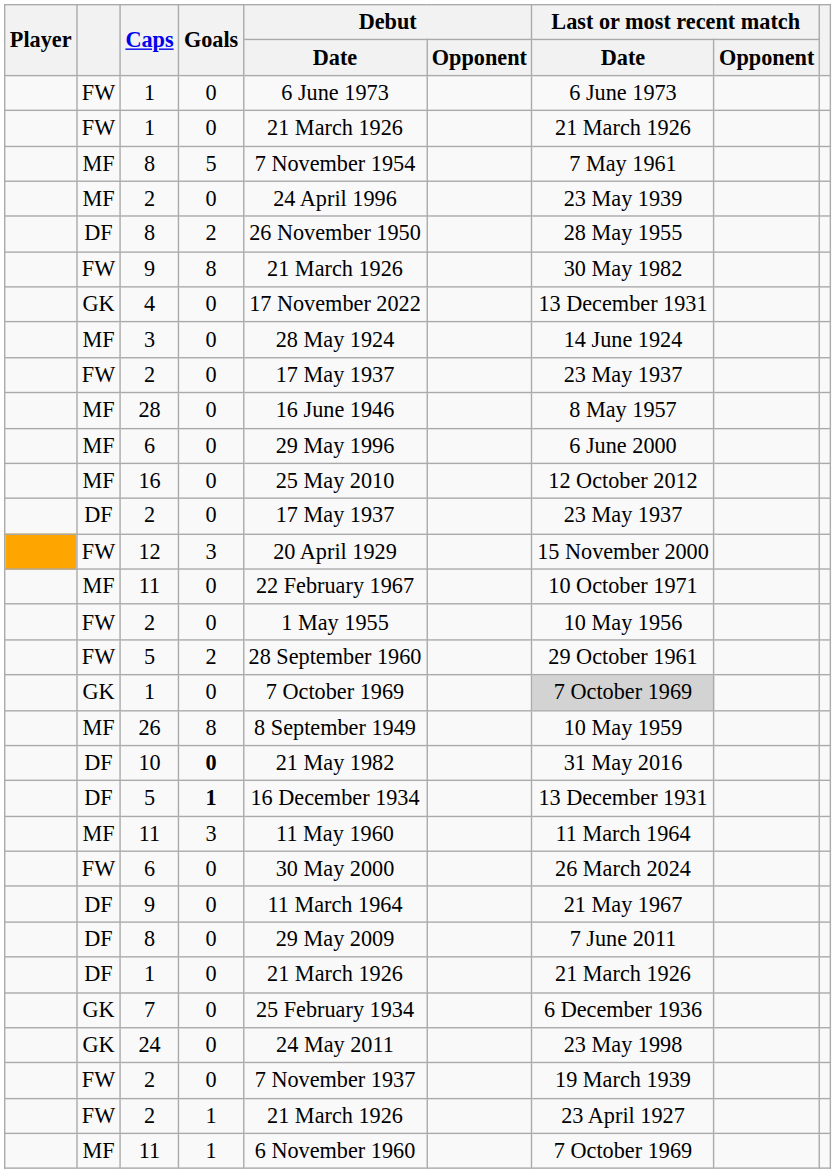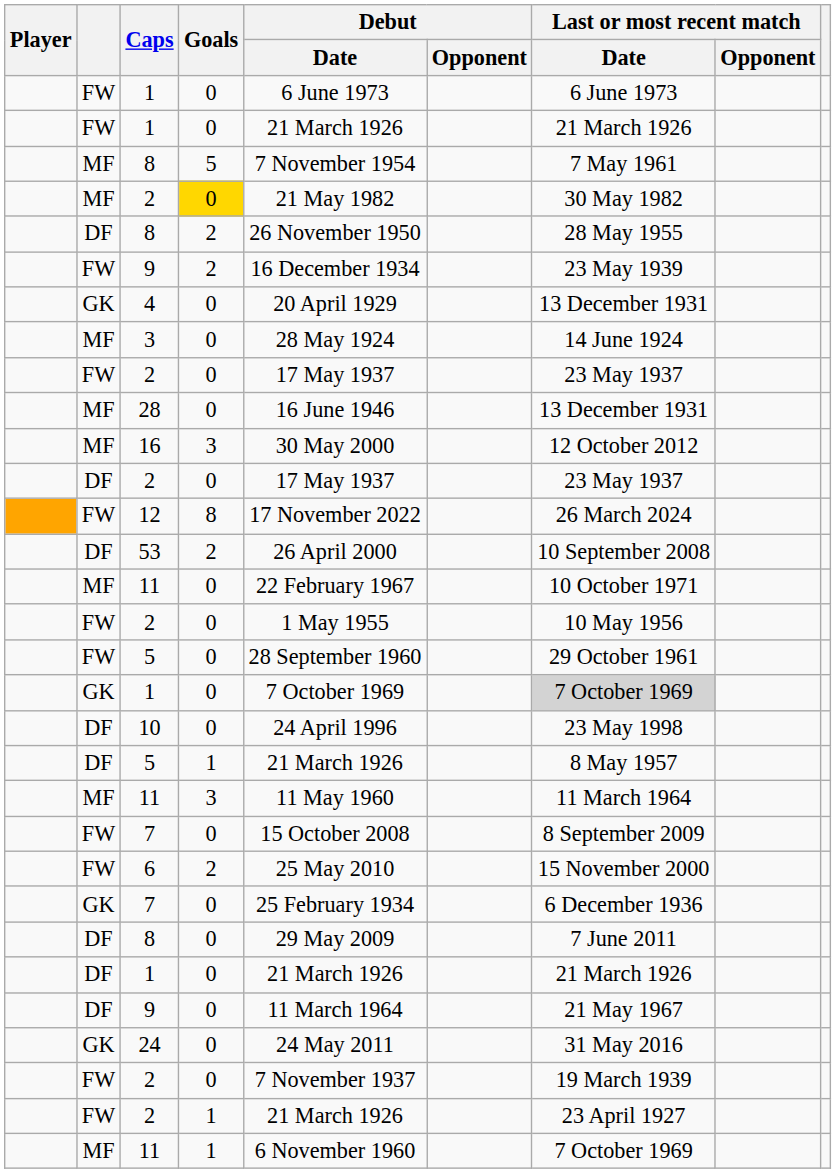(211, 198) no background -> (211, 198) gold background
(335, 198) 24 April 1996 -> (335, 198) 21 May 1982
(623, 198) 23 May 1939 -> (624, 198) 30 May 1982
(211, 269) 8 -> (211, 269) 2
(335, 269) 21 March 1926 -> (335, 269) 16 December 1934
(623, 269) 30 May 1982 -> (624, 269) 23 May 1939
(335, 304) 17 November 2022 -> (335, 304) 20 April 1929
(623, 410) 8 May 1957 -> (624, 410) 13 December 1931
- row: (98, 445)
(211, 480) 0 -> (211, 445) 3
(335, 480) 25 May 2010 -> (335, 445) 30 May 2000
(211, 551) 3 -> (211, 515) 8
(335, 551) 20 April 1929 -> (335, 515) 17 November 2022
(623, 551) 15 November 2000 -> (624, 515) 26 March 2024
+ row: (98, 551)
(211, 657) 2 -> (211, 657) 0
- row: (98, 727)
(211, 762) bold -> (211, 727) normal
(335, 762) 21 May 1982 -> (335, 727) 24 April 1996
(623, 762) 31 May 2016 -> (624, 727) 23 May 1998
(211, 798) bold -> (211, 762) normal
(335, 798) 16 December 1934 -> (335, 762) 21 March 1926
(623, 798) 13 December 1931 -> (624, 762) 8 May 1957
+ row: (98, 833)
(211, 868) 0 -> (211, 868) 2
(335, 868) 30 May 2000 -> (335, 868) 25 May 2010
(623, 868) 26 March 2024 -> (624, 868) 15 November 2000
rows swapped: (98, 1009) <-> (98, 903)
(623, 1045) 23 May 1998 -> (624, 1045) 31 May 2016
